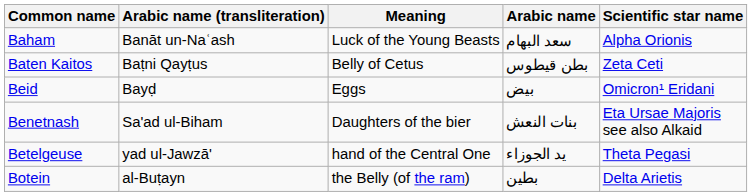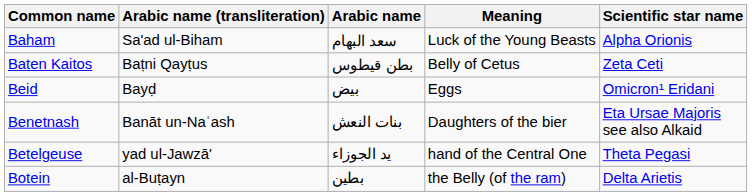columns swapped: (416, 16) <-> (551, 16)
(178, 40) Banāt un-Naʿash -> (172, 40) Sa'ad ul-Biham
(172, 121) Sa'ad ul-Biham -> (178, 121) Banāt un-Naʿash
